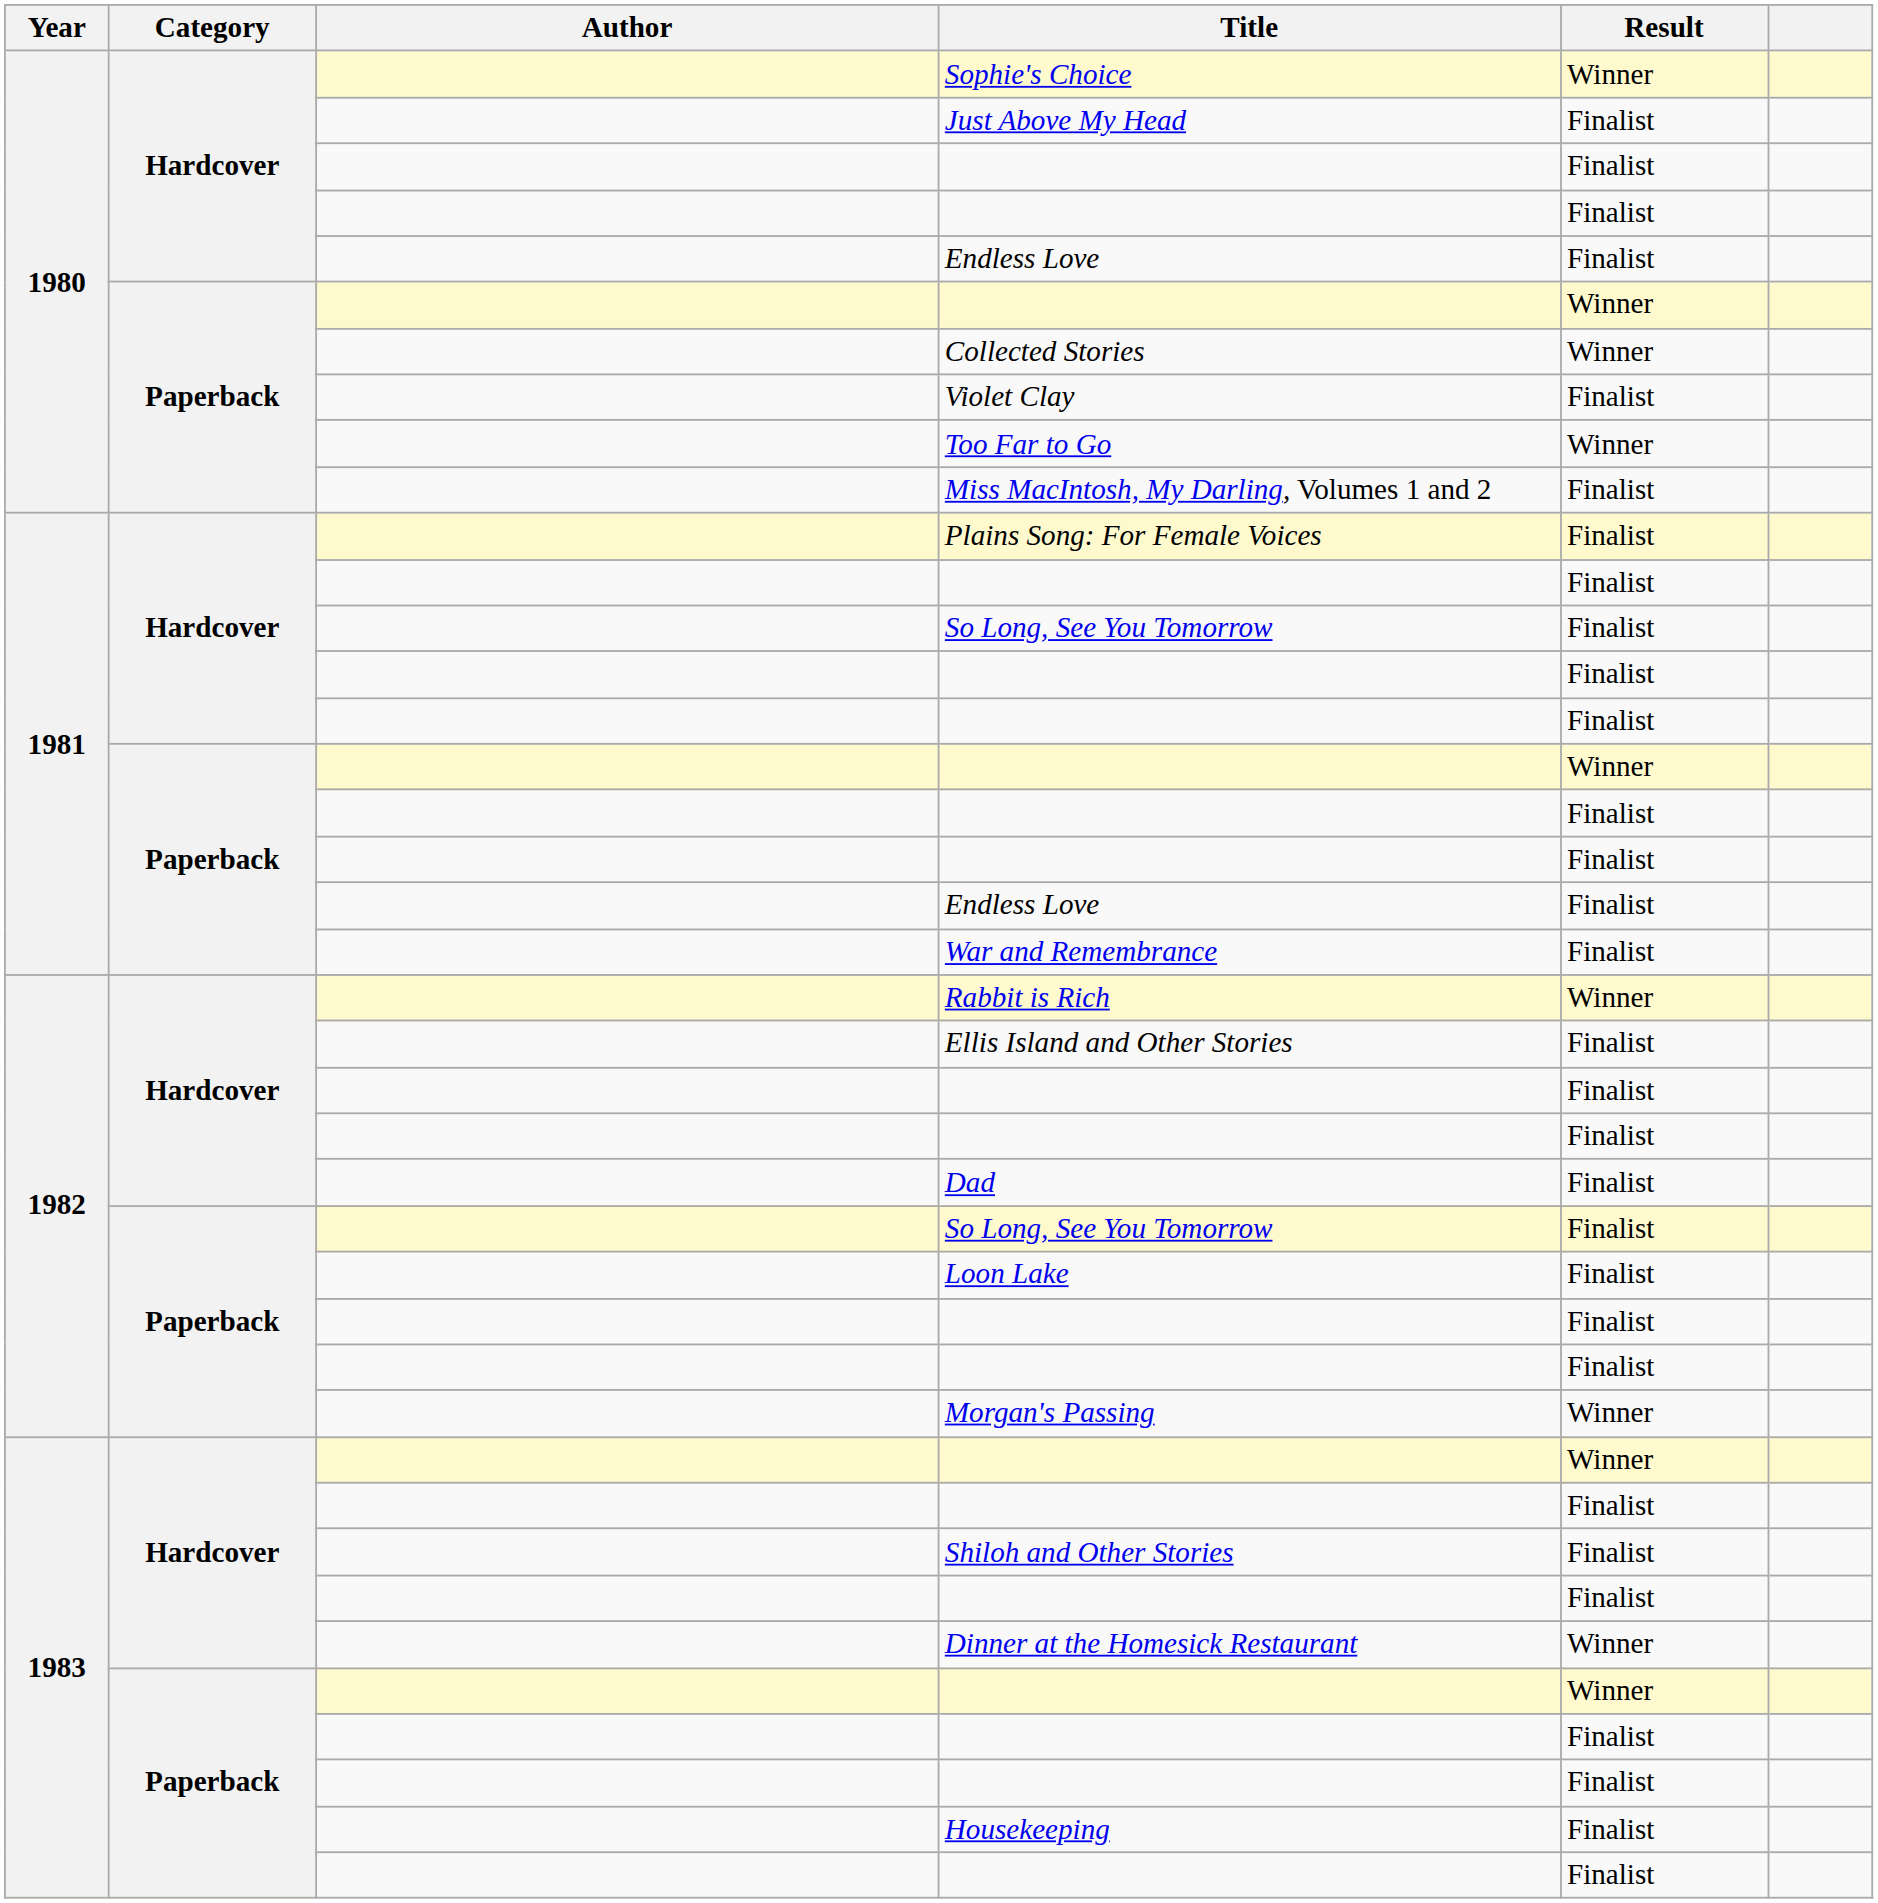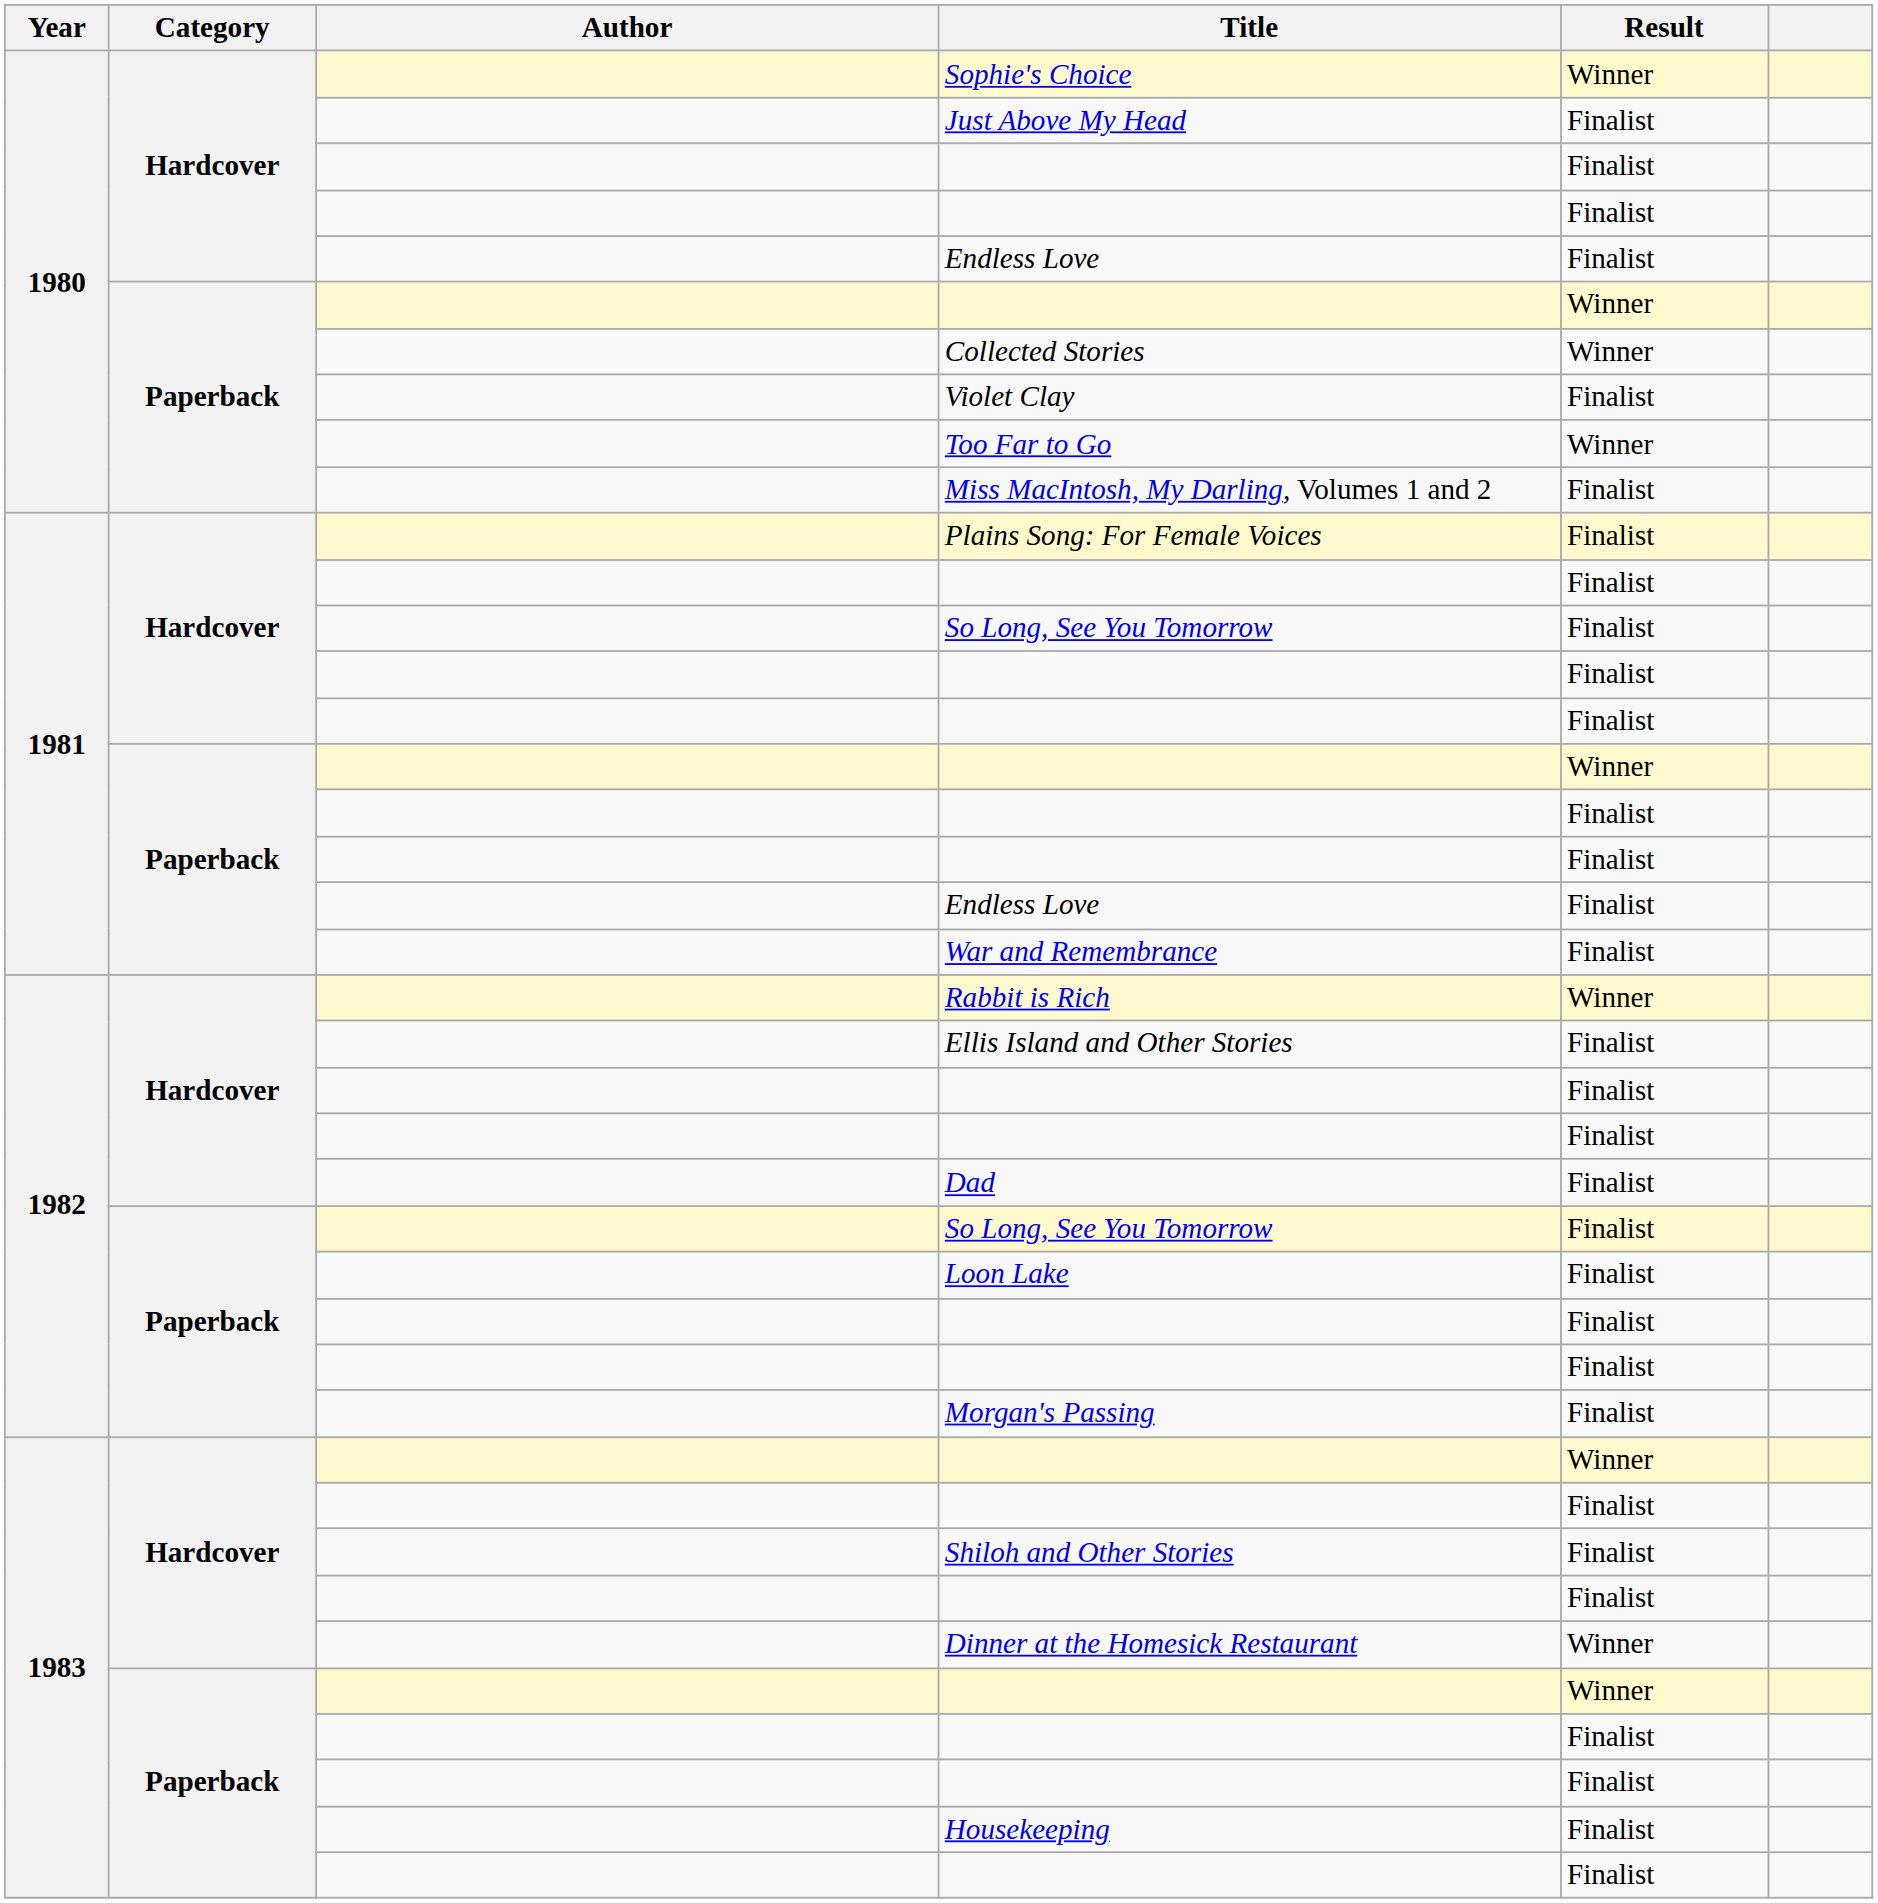(1610, 1413) Winner -> (1611, 1413) Finalist
